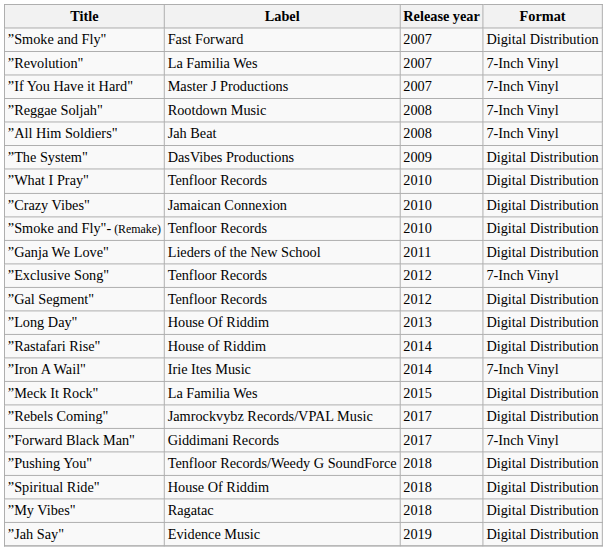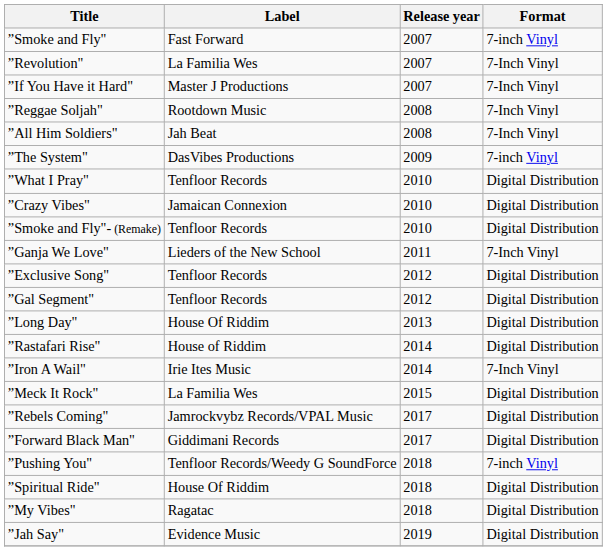(543, 40) Digital Distribution -> (522, 40) 7-inch Vinyl
(543, 157) Digital Distribution -> (522, 157) 7-inch Vinyl
(543, 252) Digital Distribution -> (523, 252) 7-Inch Vinyl
(523, 275) 7-Inch Vinyl -> (543, 275) Digital Distribution
(523, 440) 7-Inch Vinyl -> (543, 440) Digital Distribution
(543, 464) Digital Distribution -> (522, 464) 7-inch Vinyl
